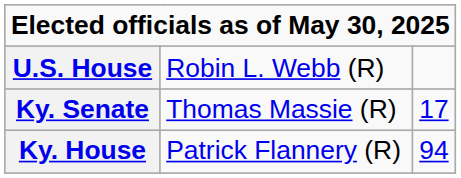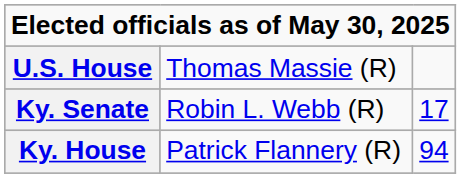(275, 67) Robin L. Webb (R) -> (281, 67) Thomas Massie (R)
(281, 109) Thomas Massie (R) -> (275, 109) Robin L. Webb (R)
